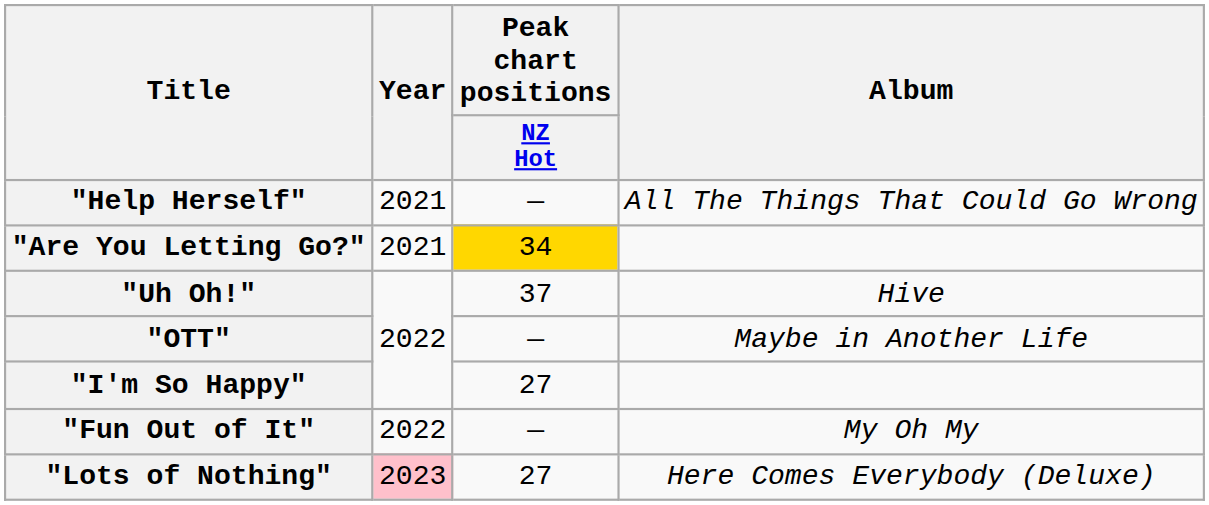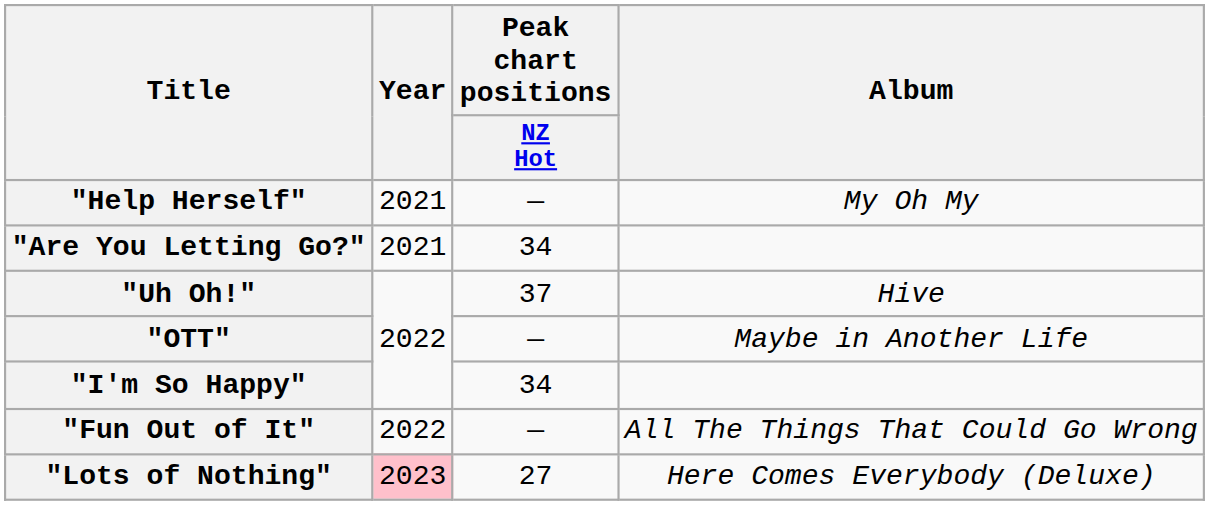(911, 202) All The Things That Could Go Wrong -> (911, 202) My Oh My
(536, 248) gold background -> (536, 248) no background
(536, 385) 27 -> (536, 385) 34
(911, 431) My Oh My -> (911, 431) All The Things That Could Go Wrong
